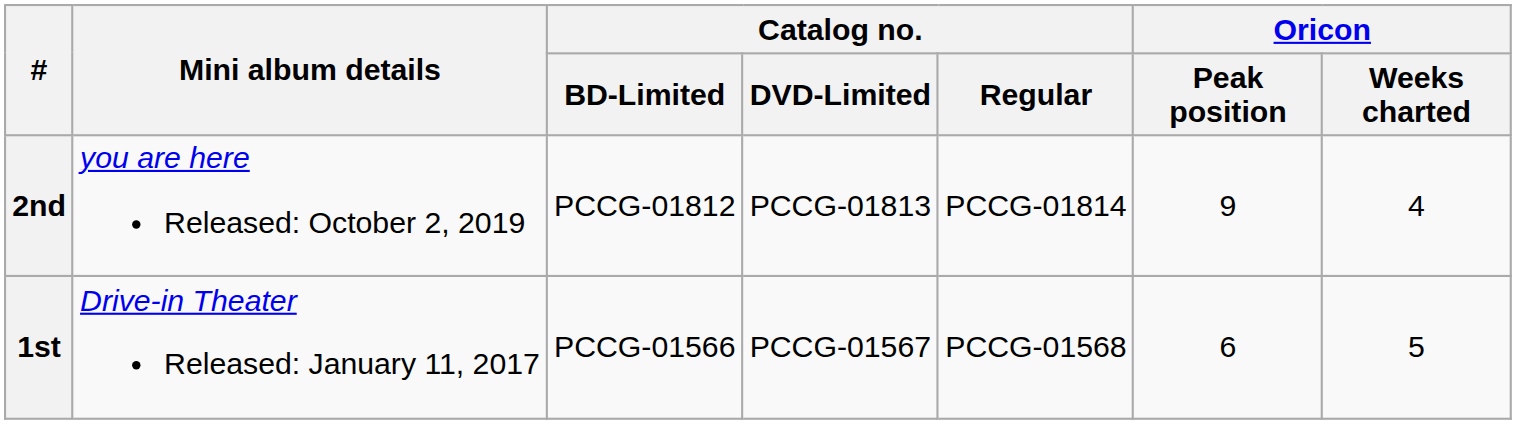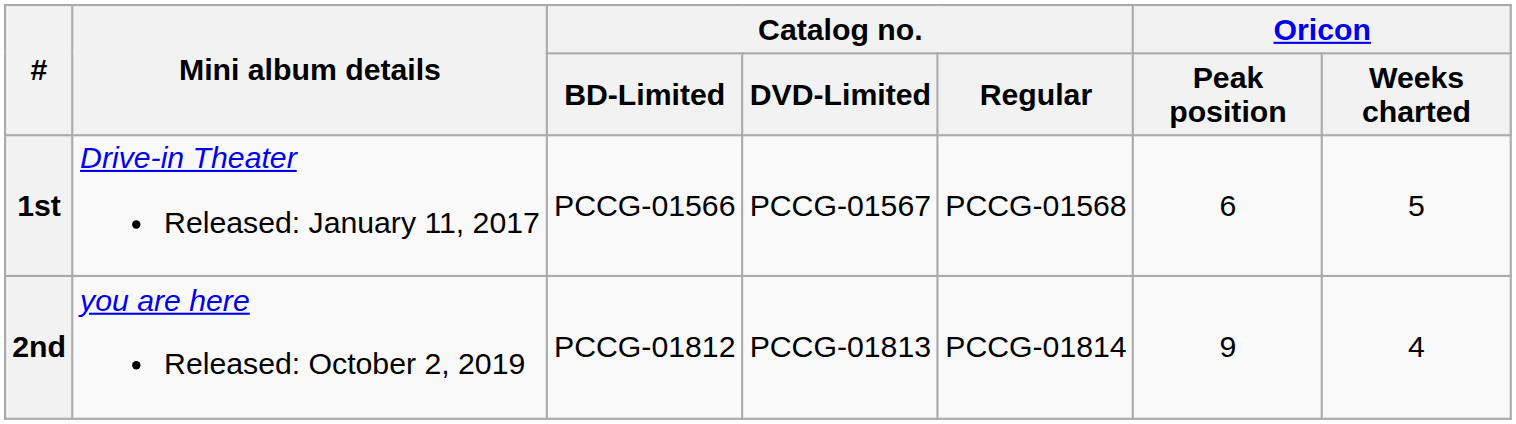rows swapped: (39, 347) <-> (39, 205)
